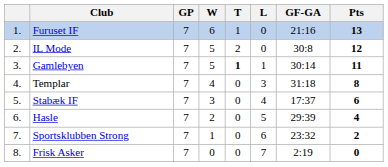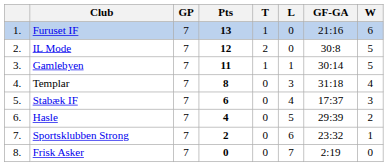columns swapped: (212, 13) <-> (356, 13)
(238, 65) bold -> (265, 65) normal
